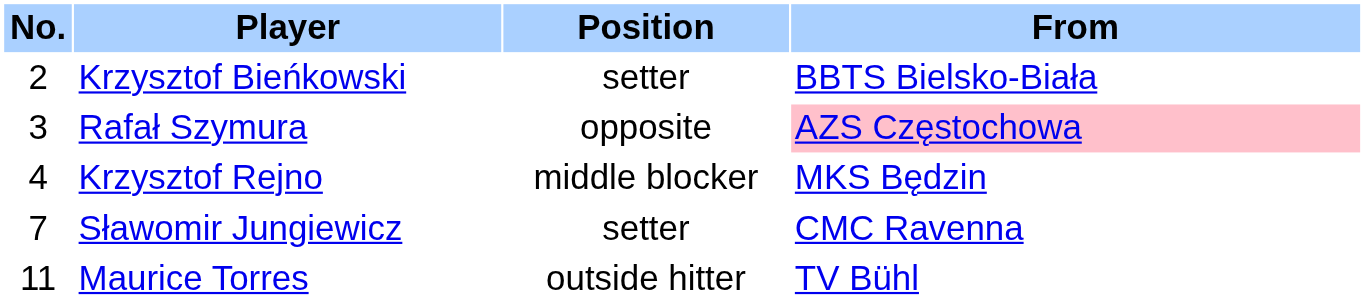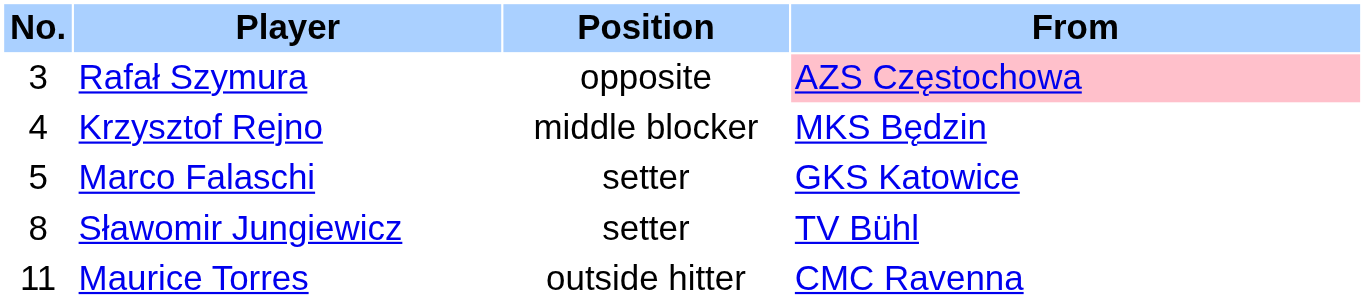- row: (242, 77)
+ row: (197, 177)
(38, 228) 7 -> (38, 228) 8
(909, 228) CMC Ravenna -> (857, 228) TV Bühl
(857, 278) TV Bühl -> (909, 278) CMC Ravenna
